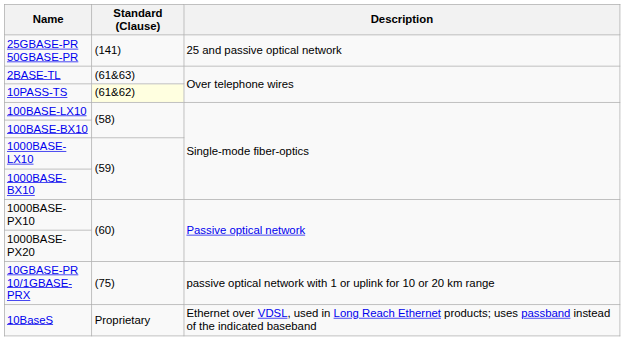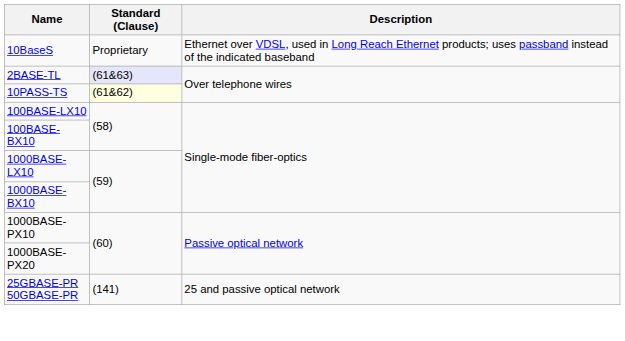rows swapped: (30, 320) <-> (43, 50)
(115, 75) no background -> (113, 75) lavender background
- row: (43, 283)
